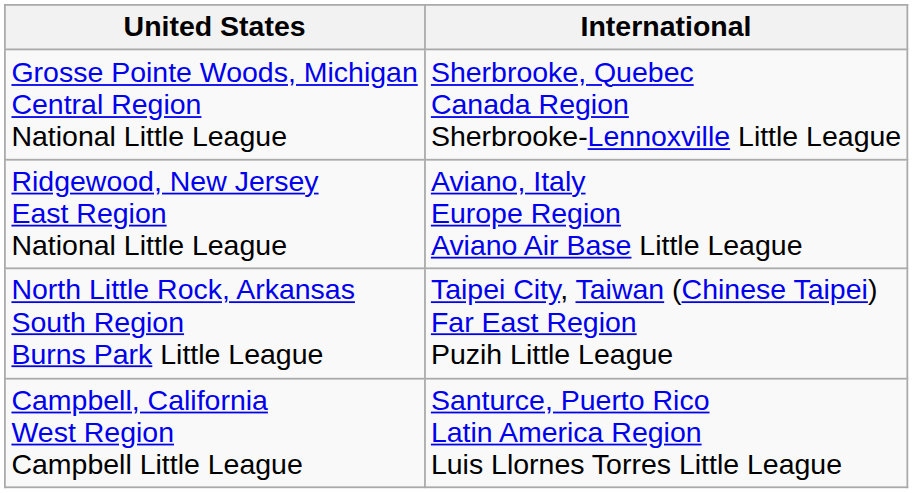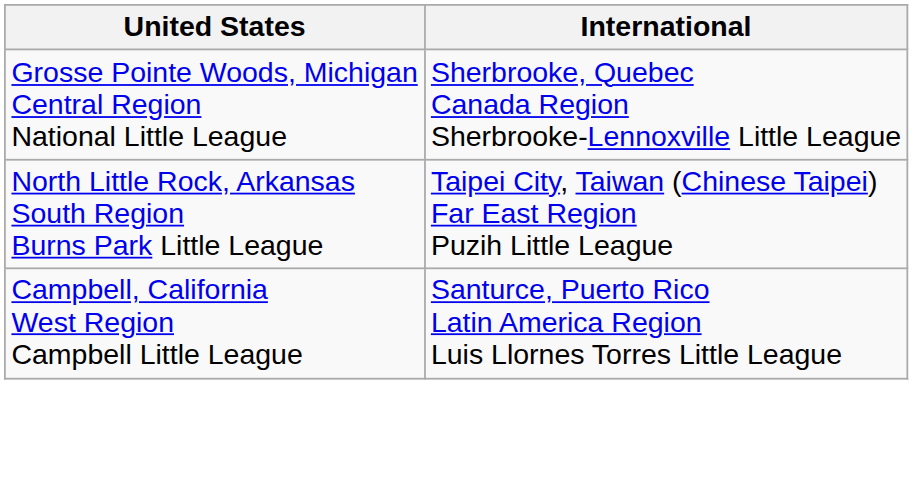- row: (165, 213)
